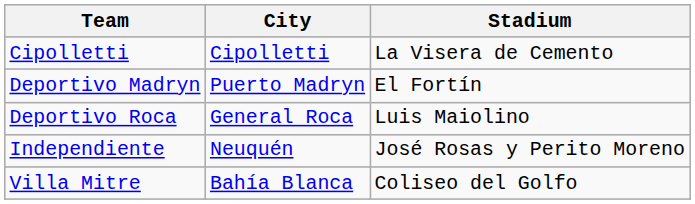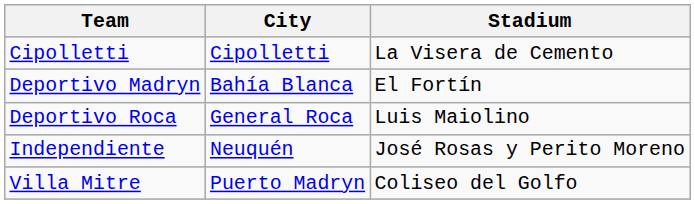(288, 86) Puerto Madryn -> (282, 86) Bahía Blanca
(282, 183) Bahía Blanca -> (288, 183) Puerto Madryn
